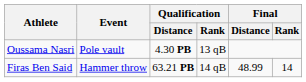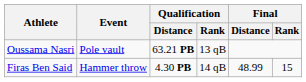(173, 49) 4.30 PB -> (173, 49) 63.21 PB
(173, 67) 63.21 PB -> (173, 67) 4.30 PB
(287, 67) 14 -> (287, 67) 15
